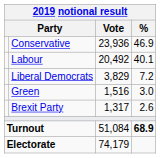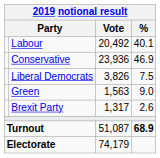rows swapped: (41, 44) <-> (27, 60)
(117, 76) 3,829 -> (117, 76) 3,826
(146, 76) 7.2 -> (146, 76) 7.5
(117, 92) 1,516 -> (117, 92) 1,563
(146, 92) 3.0 -> (146, 92) 9.0
(114, 129) 51,084 -> (114, 129) 51,087
